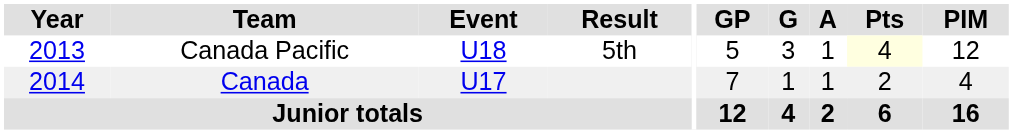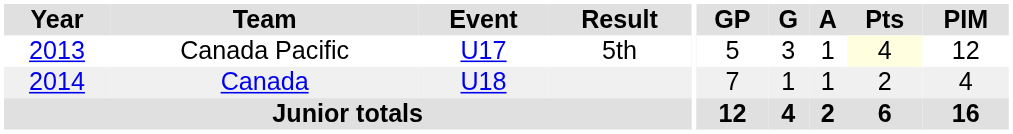(484, 50) U18 -> (484, 50) U17
(484, 82) U17 -> (484, 82) U18
